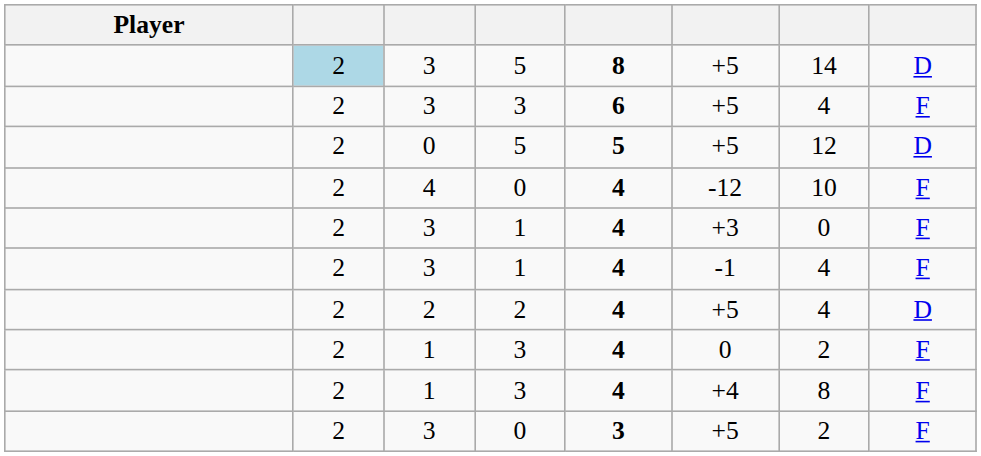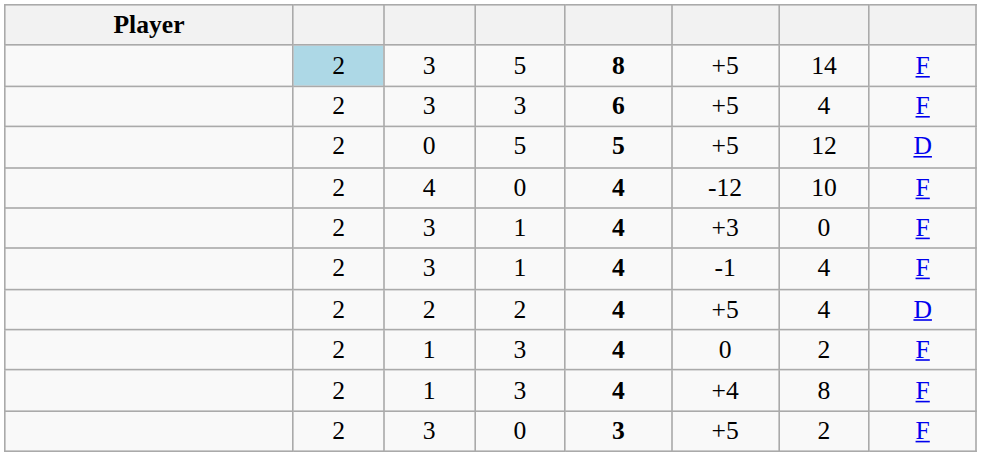(923, 65) D -> (923, 65) F
